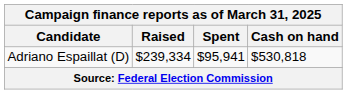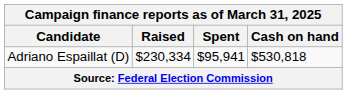(163, 57) $239,334 -> (163, 57) $230,334
